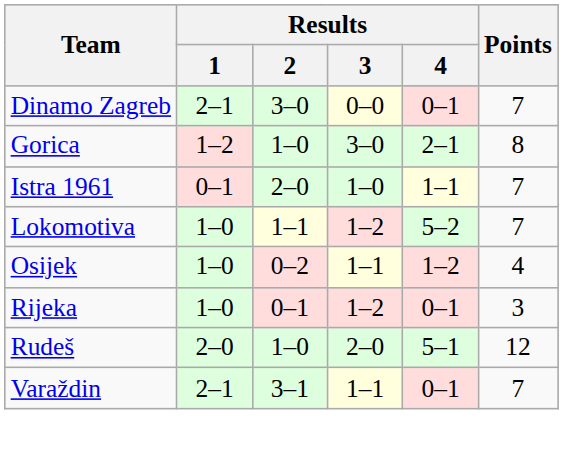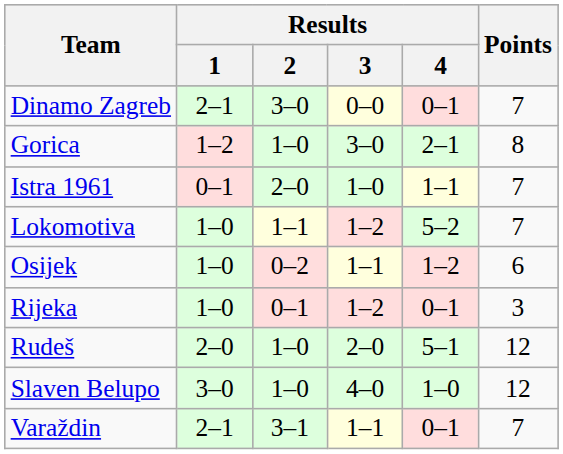(518, 266) 4 -> (518, 266) 6
+ row: (85, 387)
